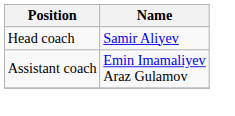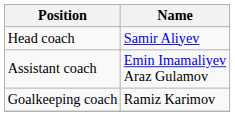+ row: (62, 99)
